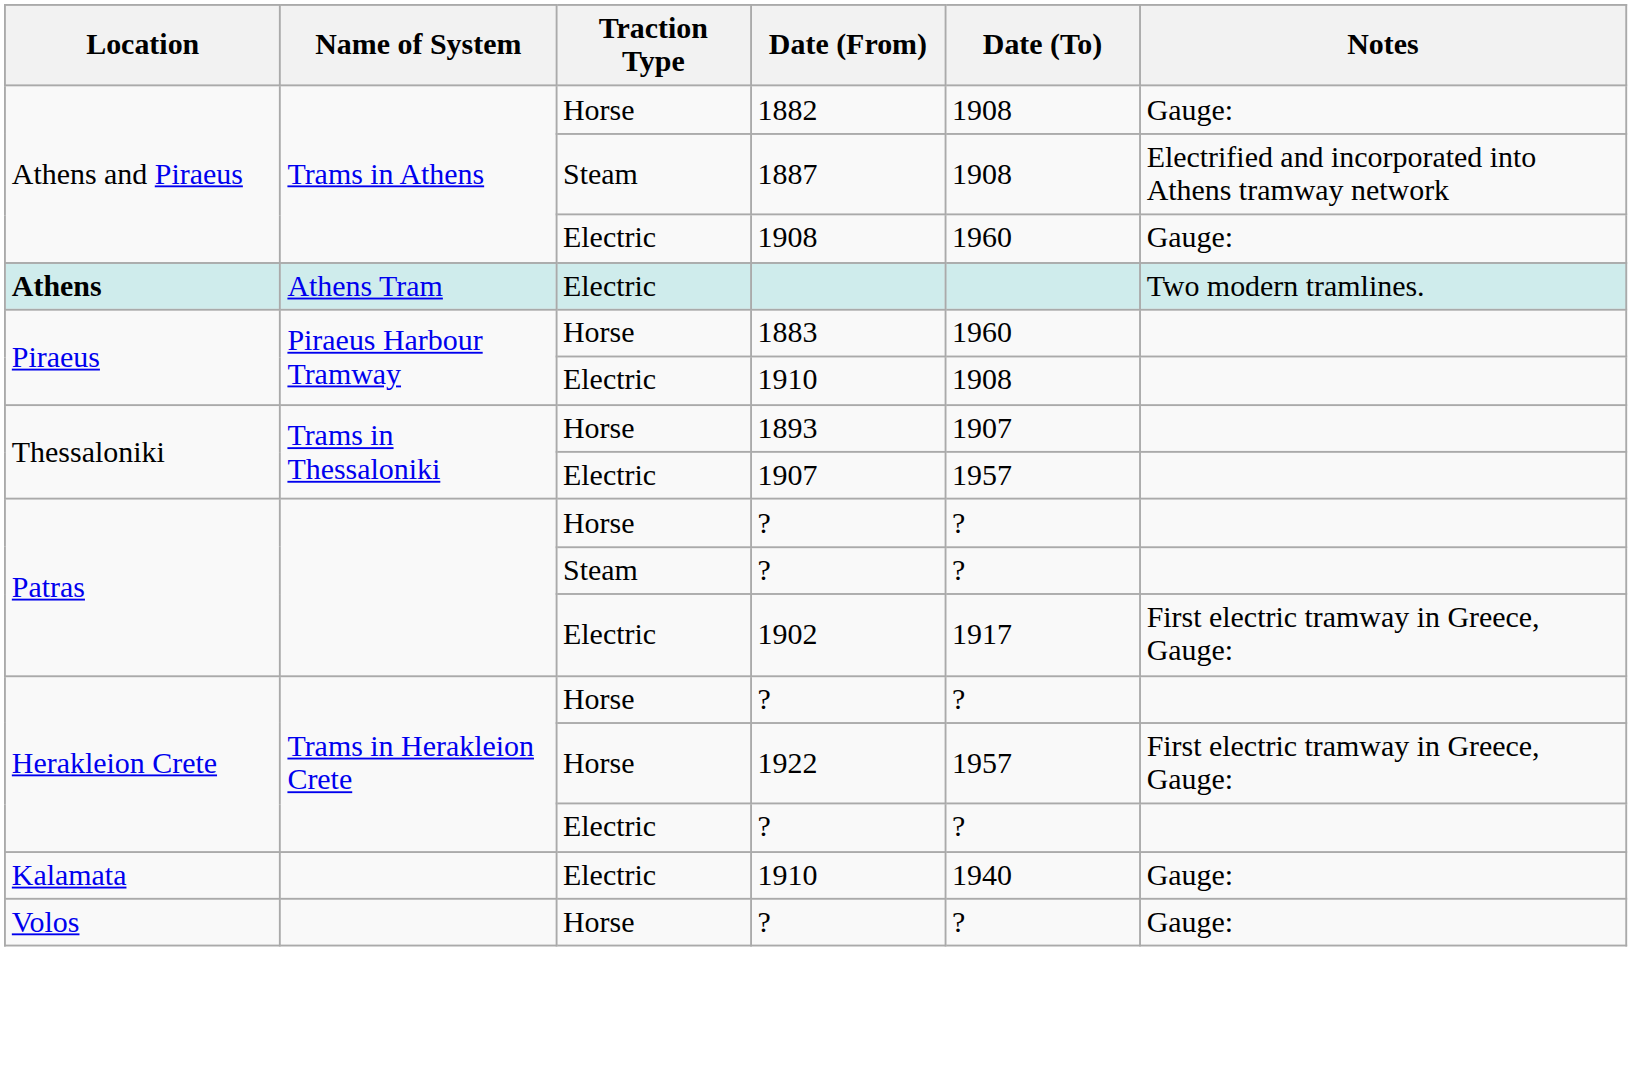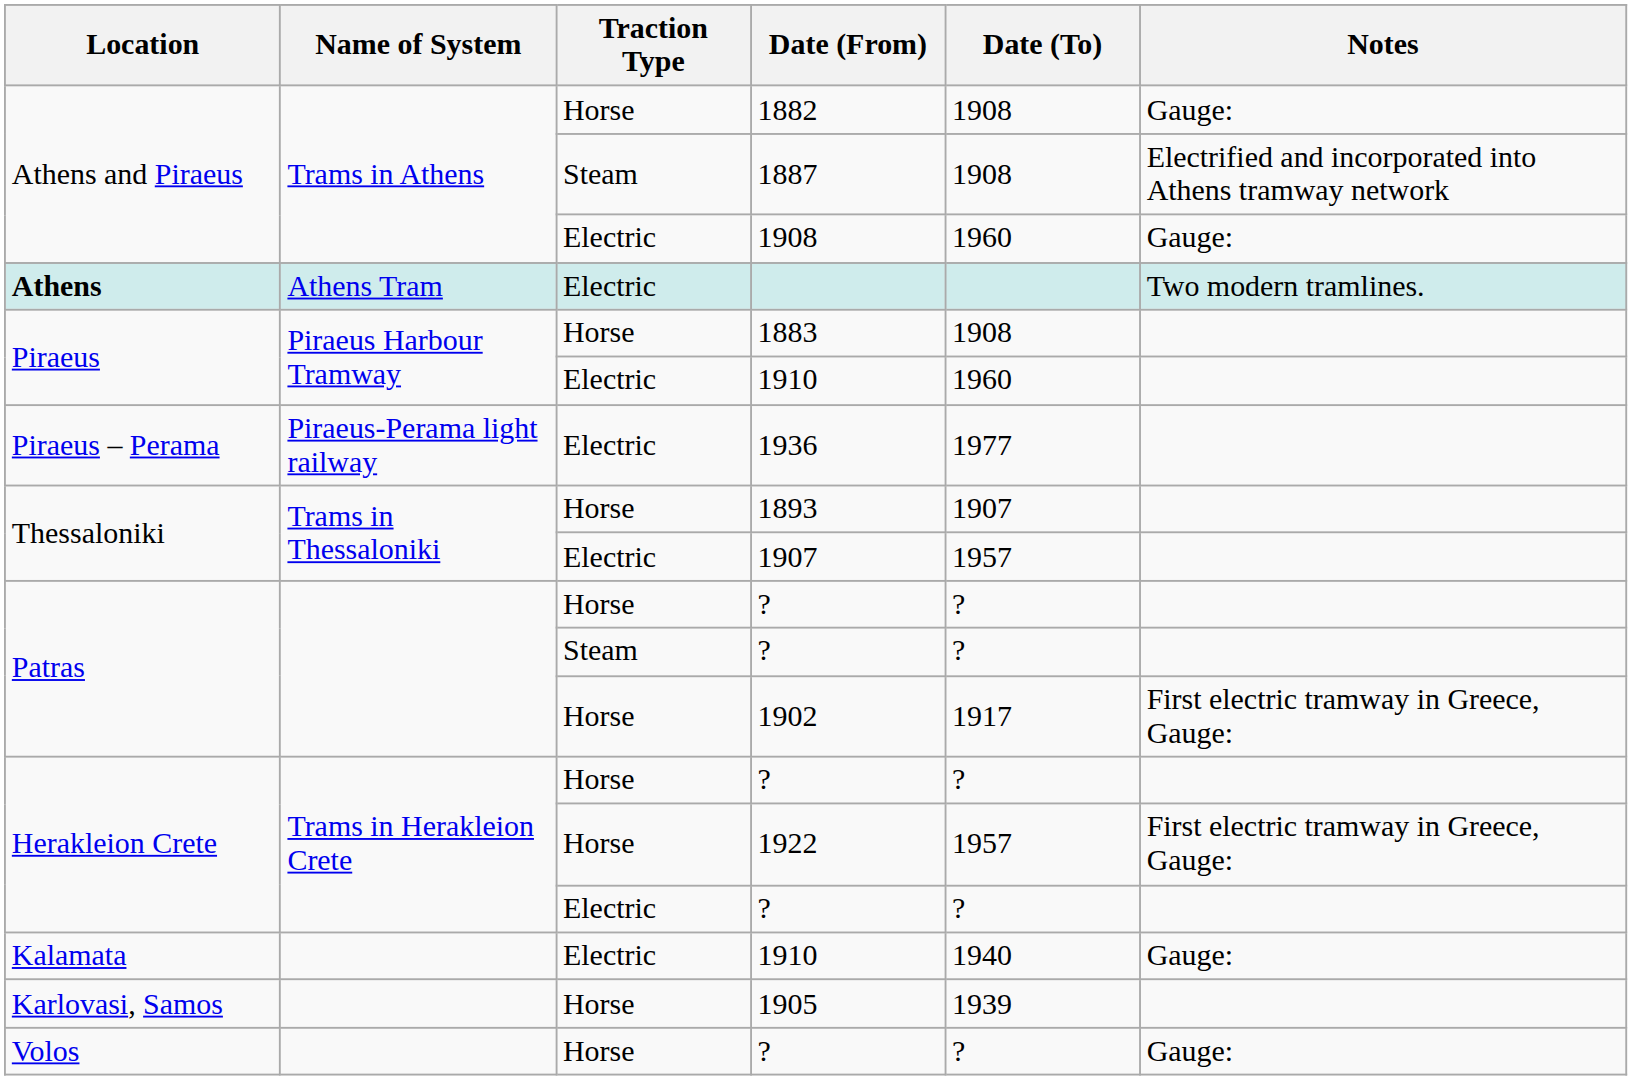(982, 332) 1960 -> (982, 332) 1908
(982, 380) 1908 -> (982, 380) 1960
+ row: (116, 444)
(610, 634) Electric -> (599, 715) Horse
+ row: (117, 1003)
